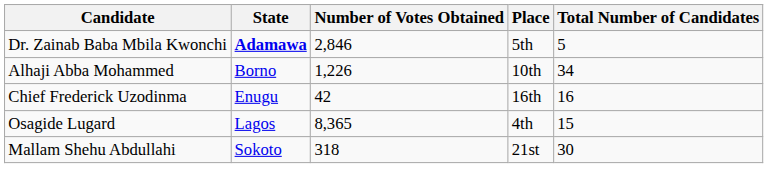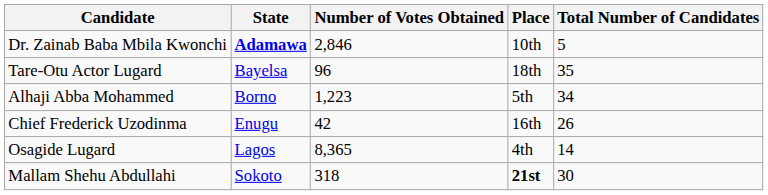(522, 44) 5th -> (527, 44) 10th
+ row: (85, 70)
(333, 70) 1,226 -> (333, 96) 1,223
(527, 70) 10th -> (522, 96) 5th
(566, 96) 16 -> (566, 123) 26
(566, 123) 15 -> (566, 149) 14
(526, 149) normal -> (526, 176) bold
